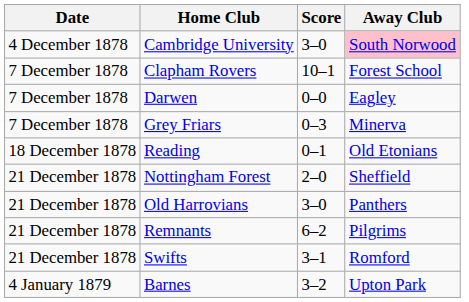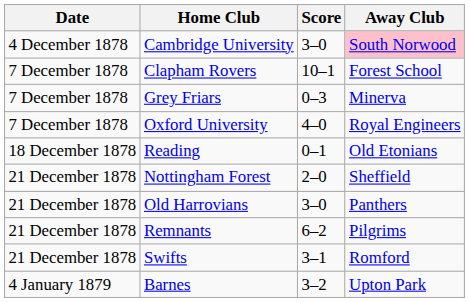- row: (171, 97)
+ row: (206, 124)
